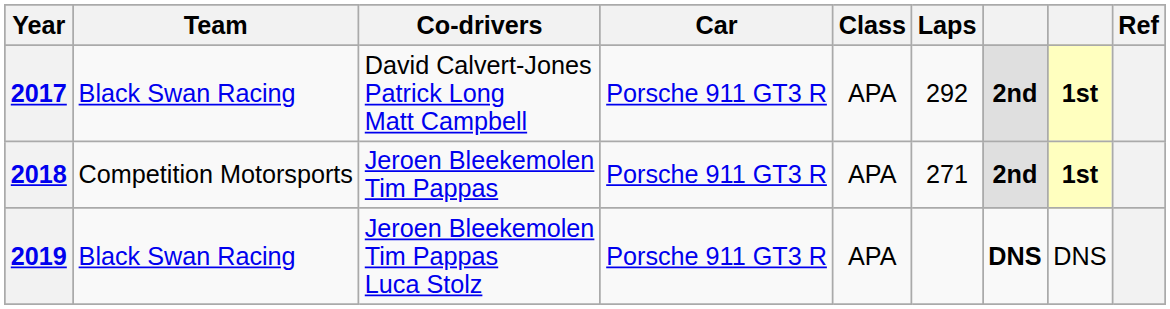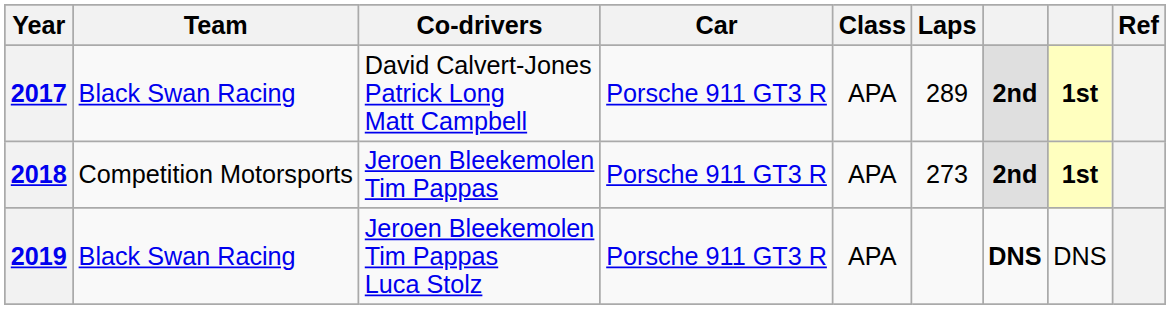(947, 93) 292 -> (947, 93) 289
(947, 175) 271 -> (947, 175) 273
